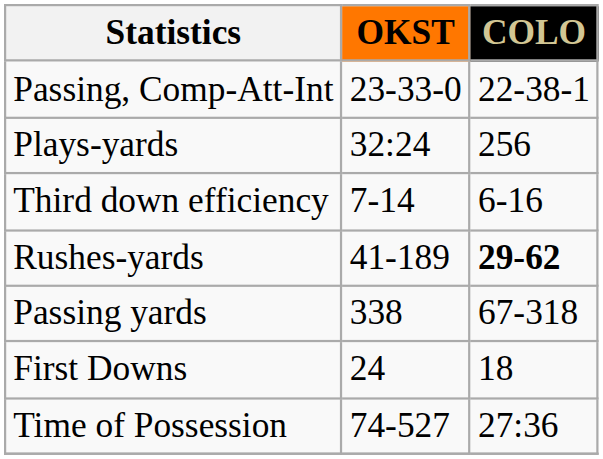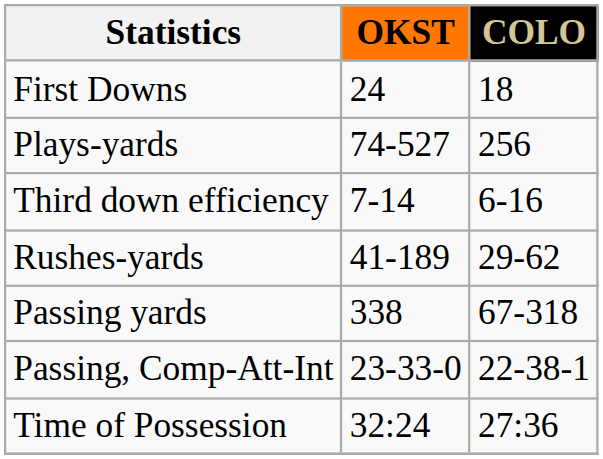rows swapped: (100, 369) <-> (173, 88)
(390, 144) 32:24 -> (400, 144) 74-527
(519, 256) bold -> (519, 256) normal
(400, 425) 74-527 -> (390, 425) 32:24
